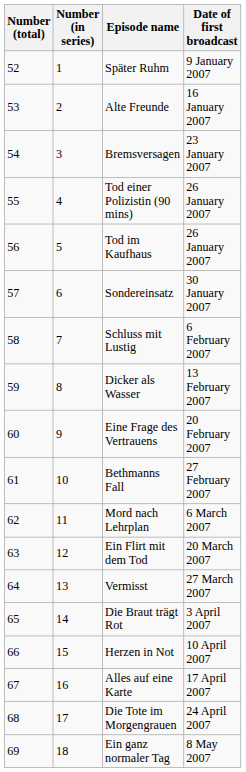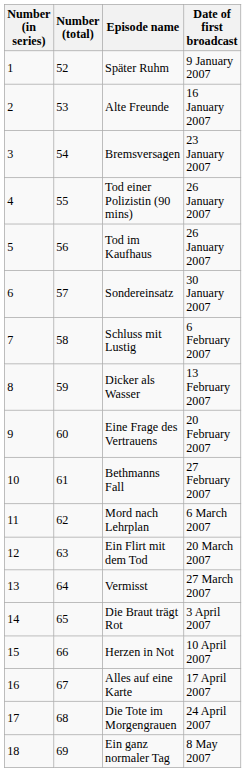columns swapped: (29, 27) <-> (78, 27)
